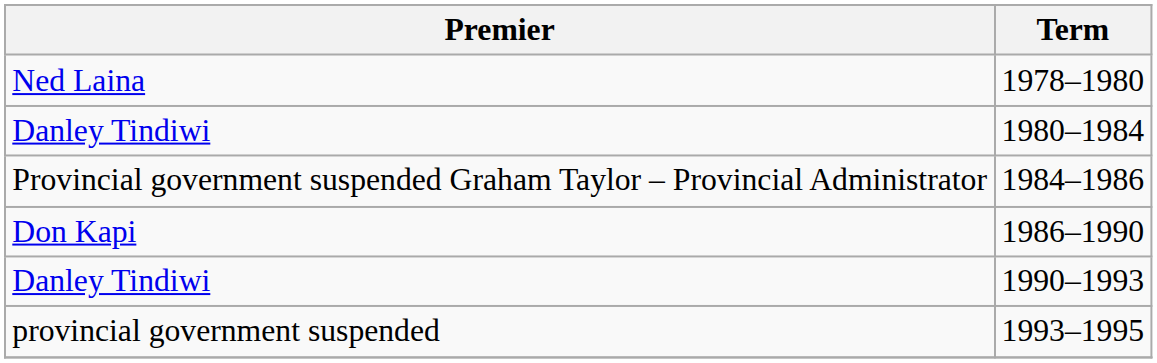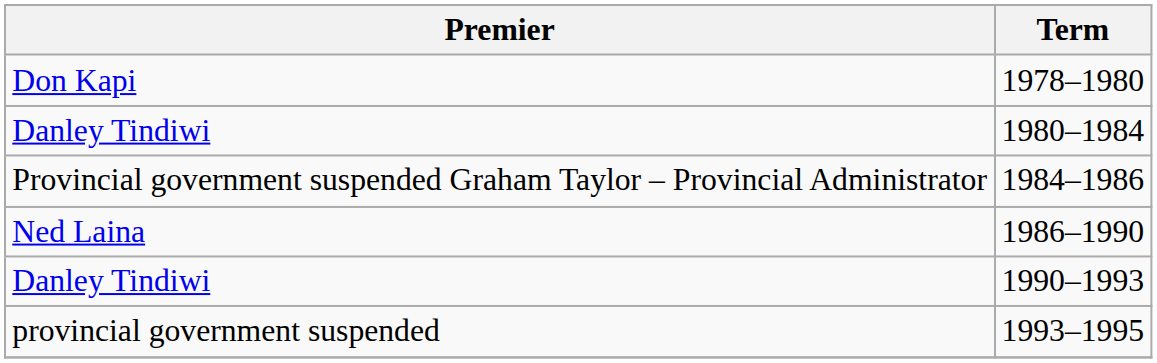(79, 79) Ned Laina -> (74, 79) Don Kapi
(74, 230) Don Kapi -> (79, 230) Ned Laina
